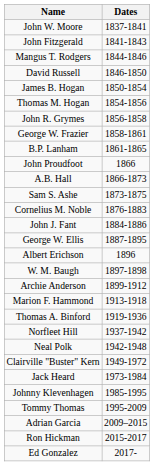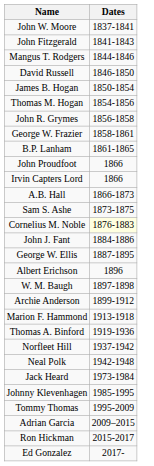+ row: (47, 179)
(126, 210) no background -> (113, 225) lightyellow background
- row: (53, 362)
